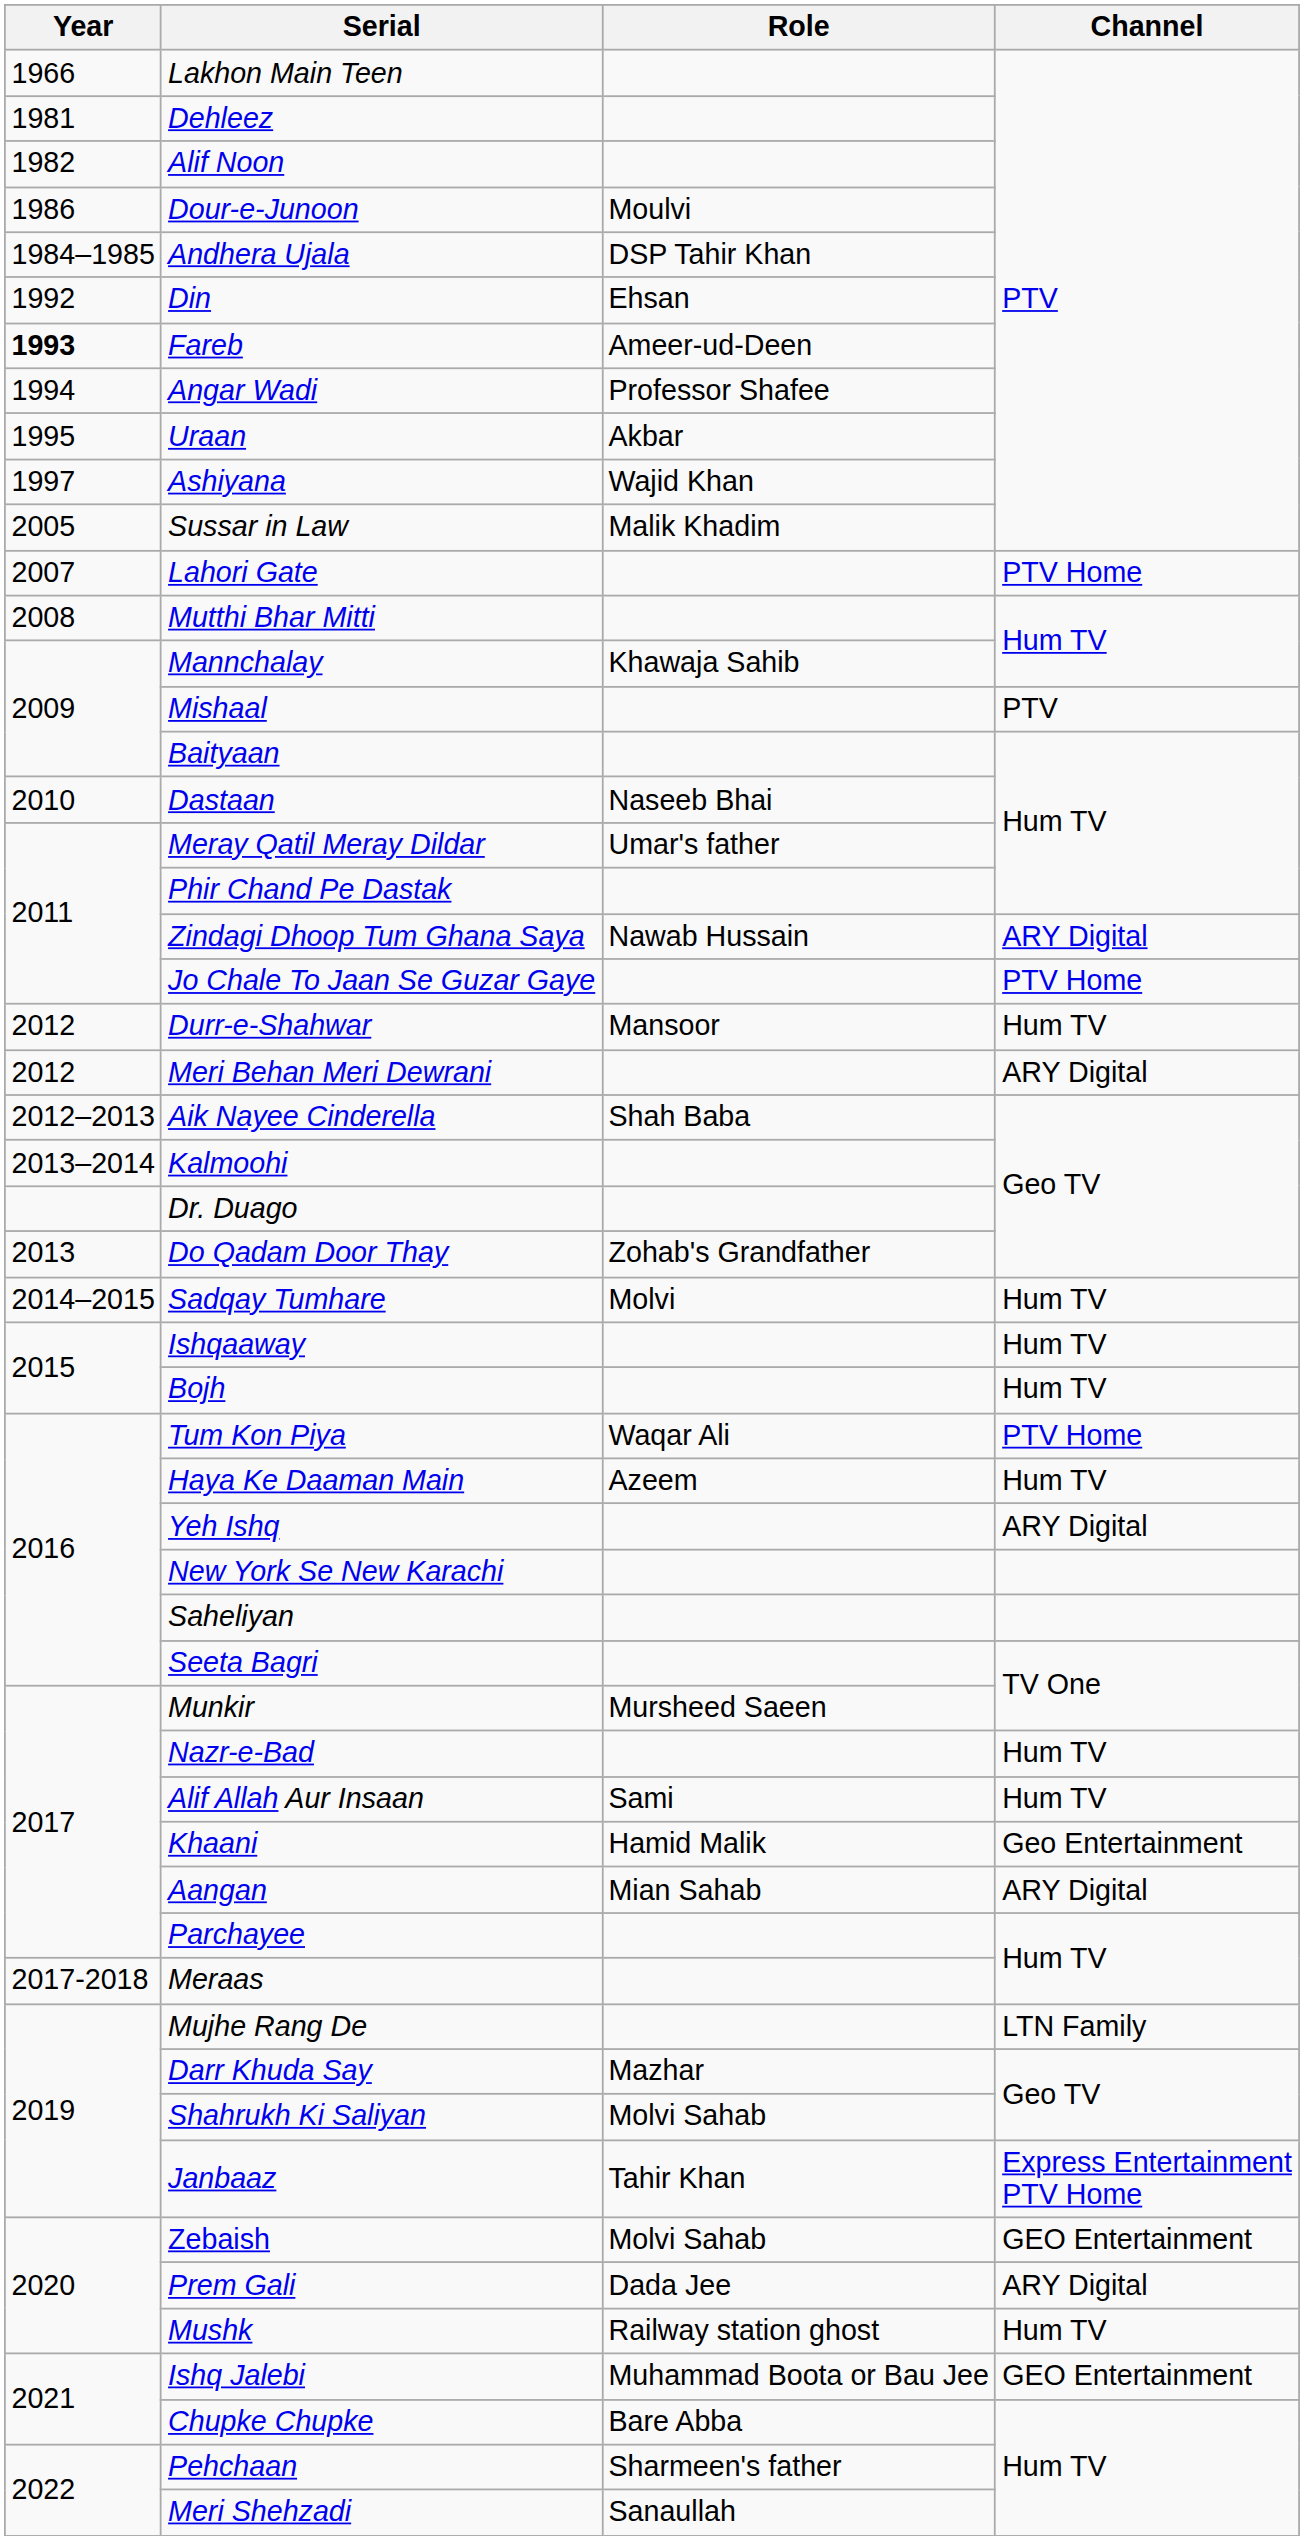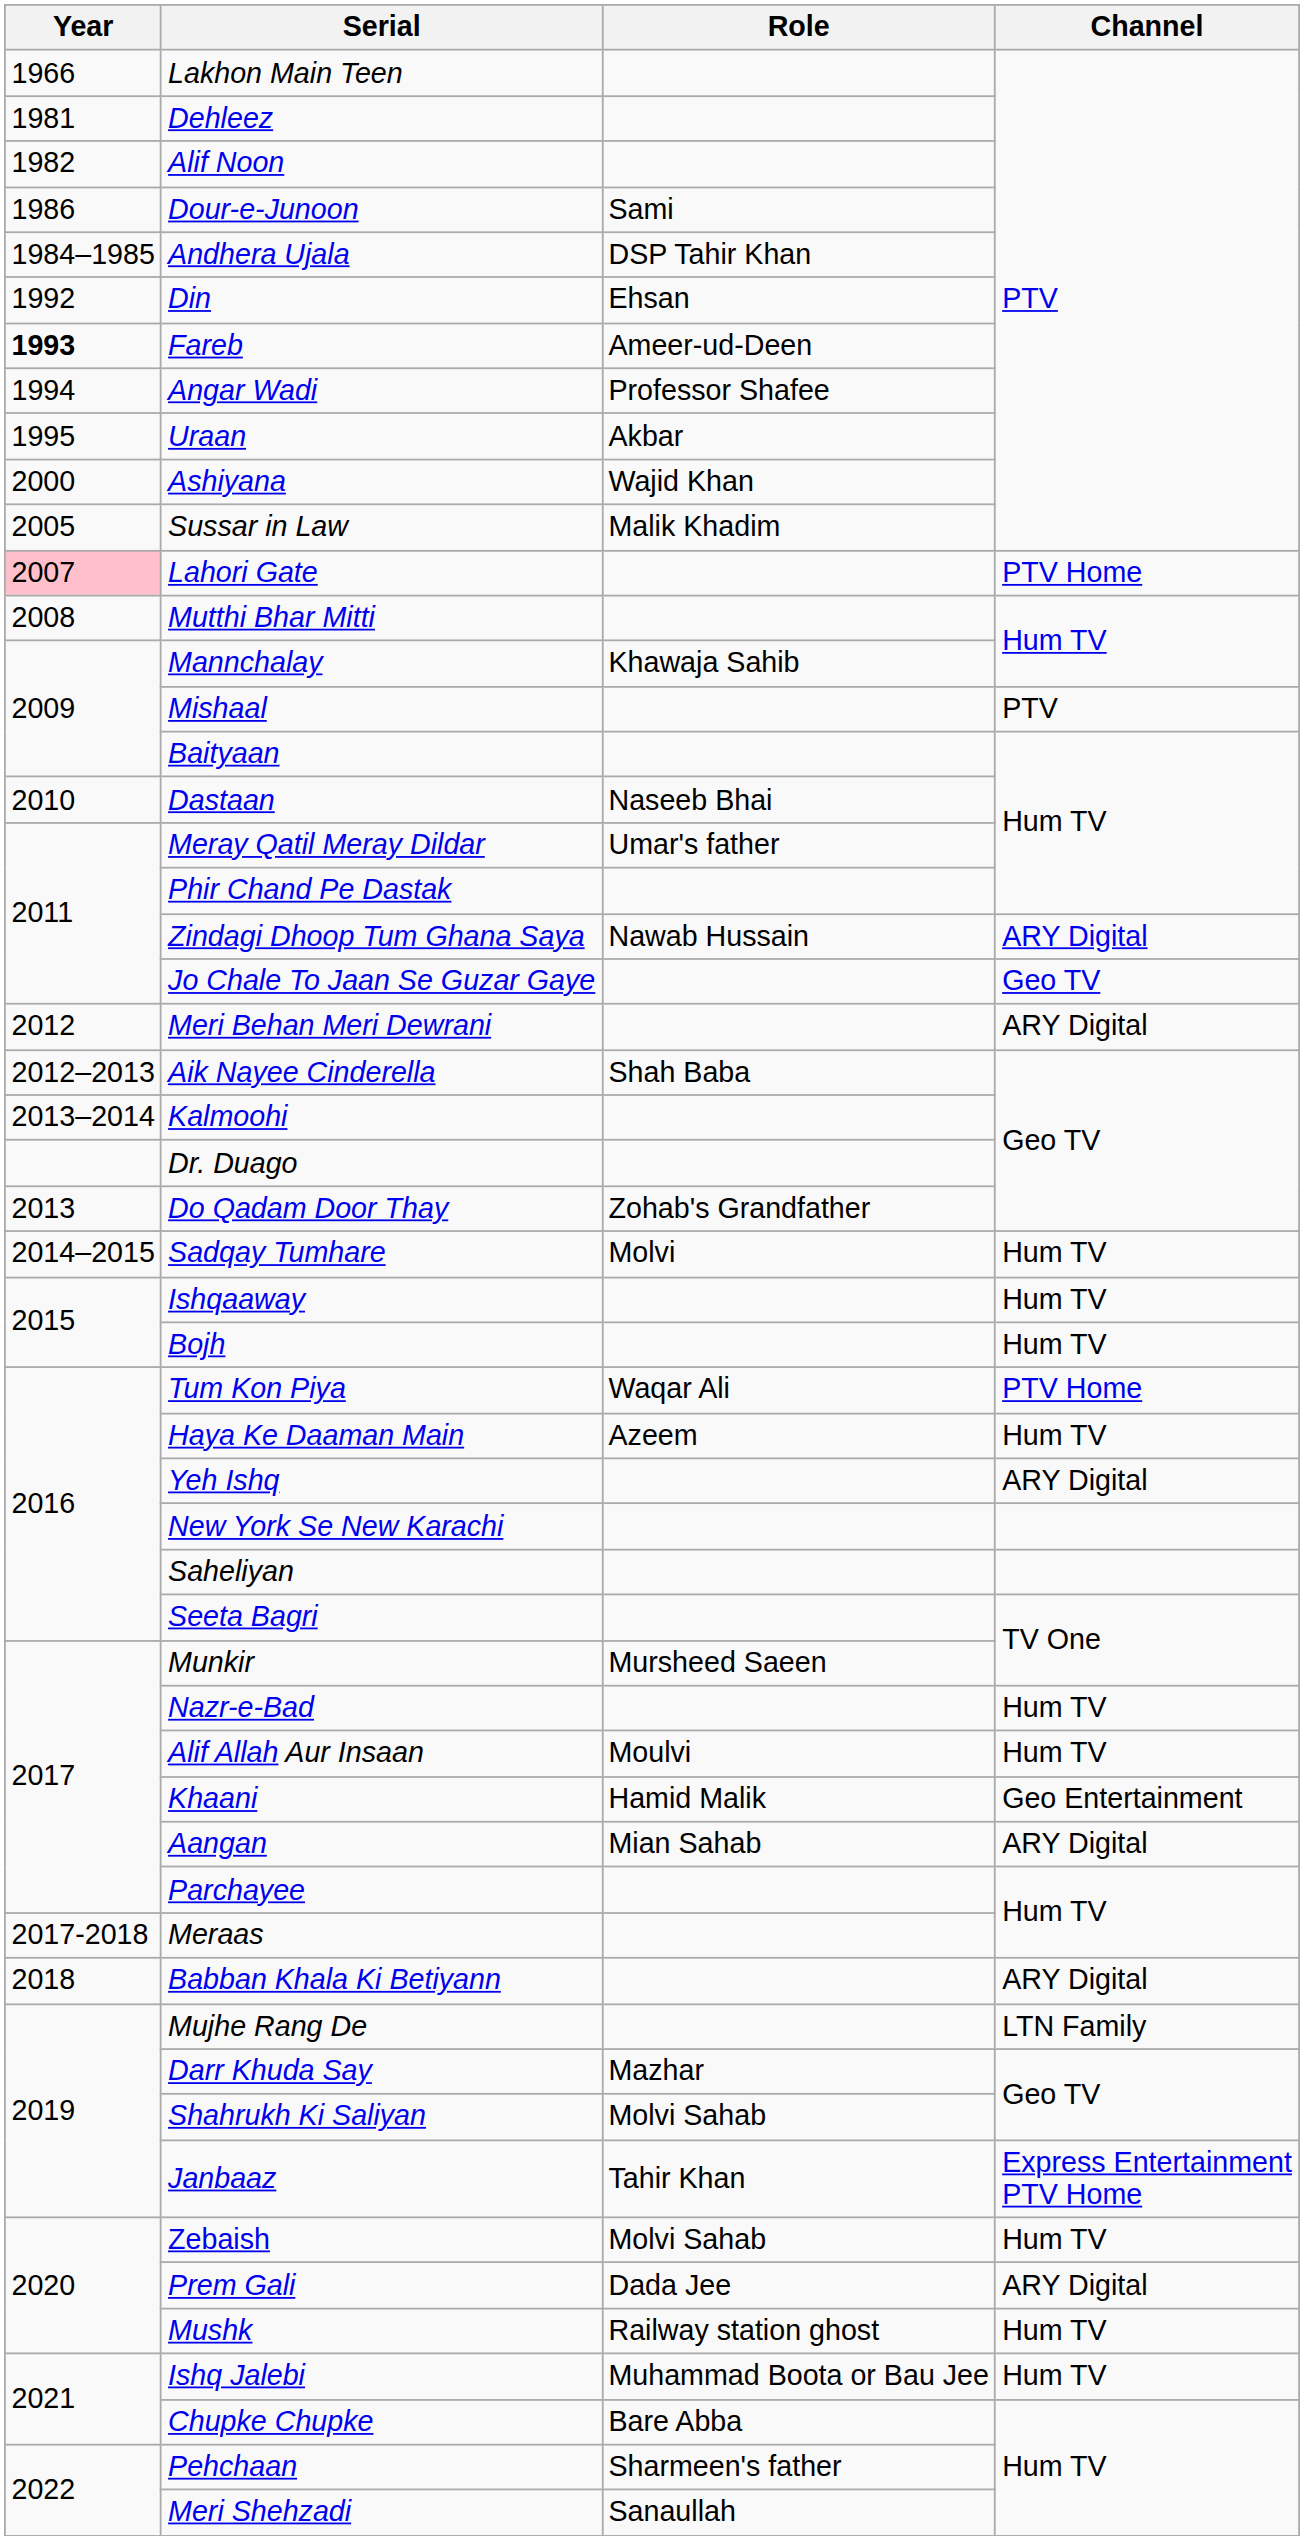(650, 208) Moulvi -> (641, 208) Sami
(43, 481) 1997 -> (43, 481) 2000
(43, 572) no background -> (43, 572) pink background
(1072, 981) PTV Home -> (1051, 981) Geo TV
- row: (270, 1026)
(641, 1798) Sami -> (650, 1753) Moulvi
+ row: (334, 1980)
(1127, 2239) GEO Entertainment -> (1054, 2239) Hum TV
(1127, 2375) GEO Entertainment -> (1054, 2375) Hum TV
